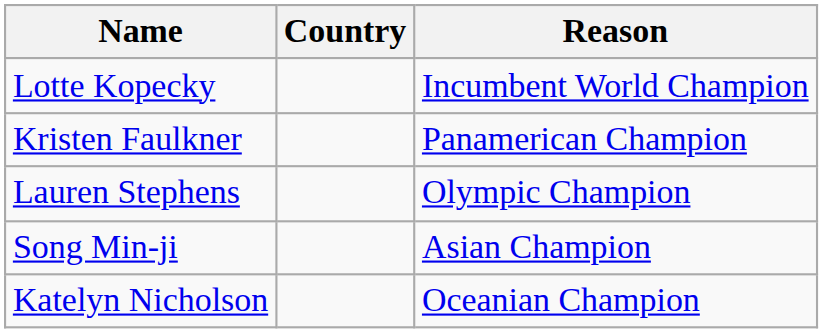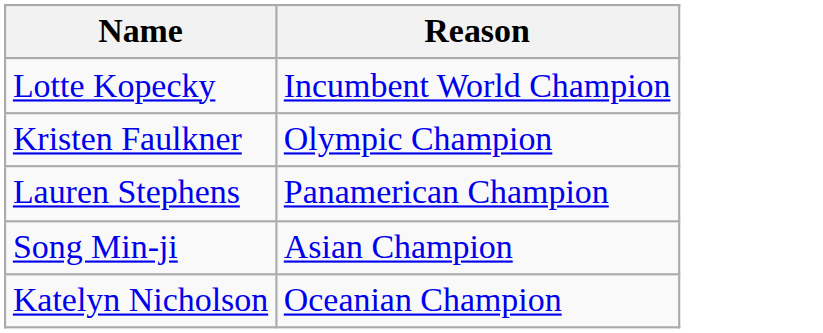- column: (345, 31)
(584, 138) Panamerican Champion -> (418, 138) Olympic Champion
(556, 192) Olympic Champion -> (446, 192) Panamerican Champion
